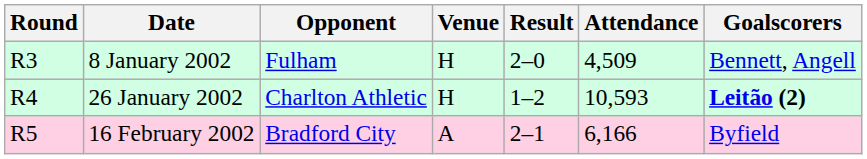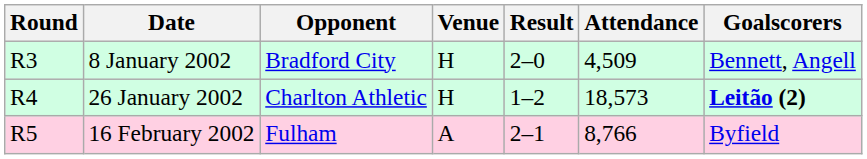(301, 60) Fulham -> (330, 60) Bradford City
(616, 97) 10,593 -> (616, 97) 18,573
(330, 134) Bradford City -> (301, 134) Fulham
(610, 134) 6,166 -> (610, 134) 8,766
